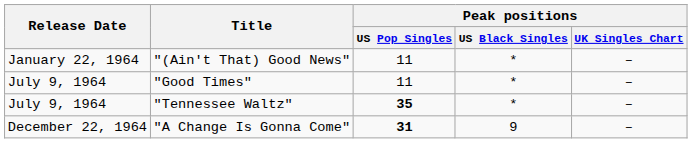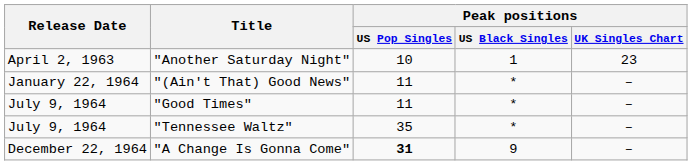+ row: (252, 60)
(404, 105) bold -> (404, 127) normal
